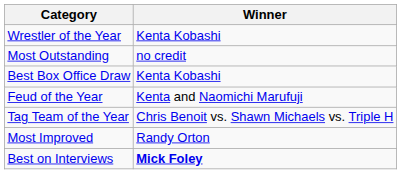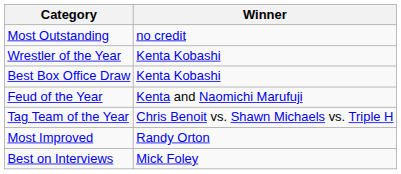rows swapped: (64, 35) <-> (58, 55)
(169, 158) bold -> (167, 158) normal
